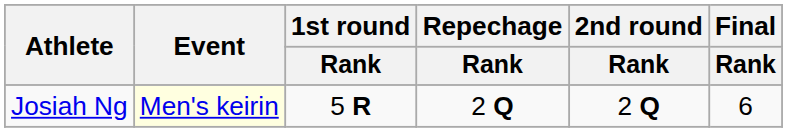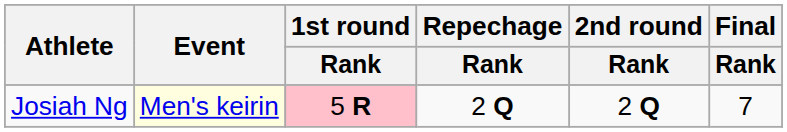(351, 106) no background -> (351, 106) pink background
(746, 106) 6 -> (746, 106) 7
